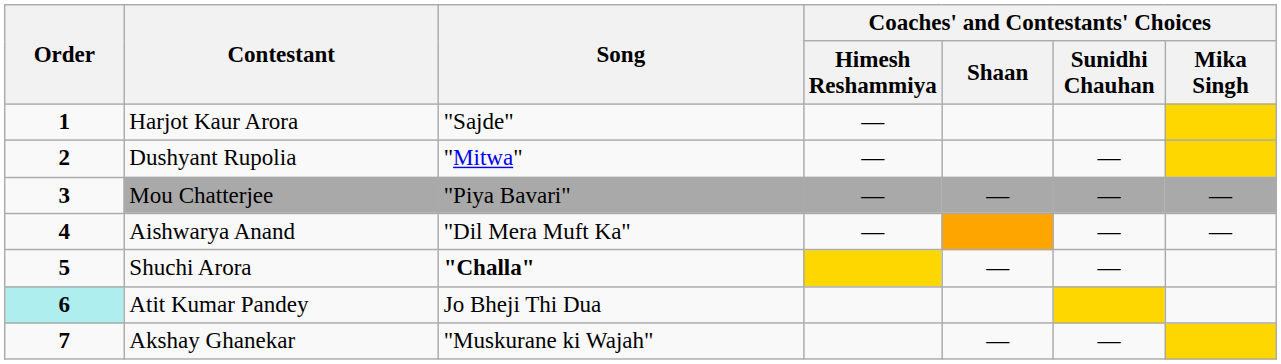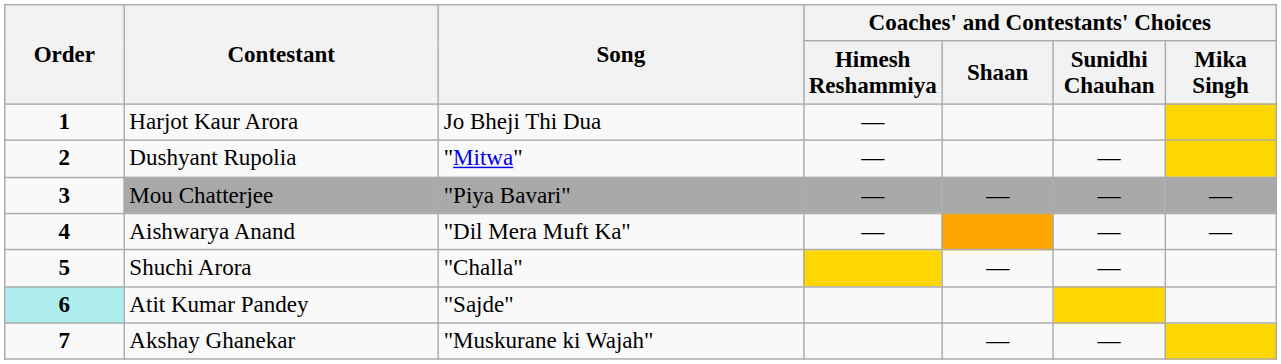(479, 121) "Sajde" -> (523, 121) Jo Bheji Thi Dua
(489, 267) bold -> (483, 267) normal
(523, 304) Jo Bheji Thi Dua -> (479, 304) "Sajde"
